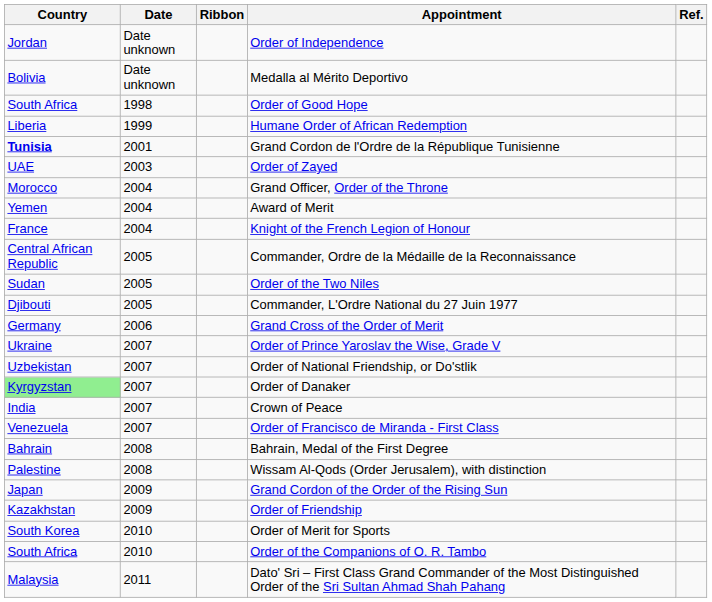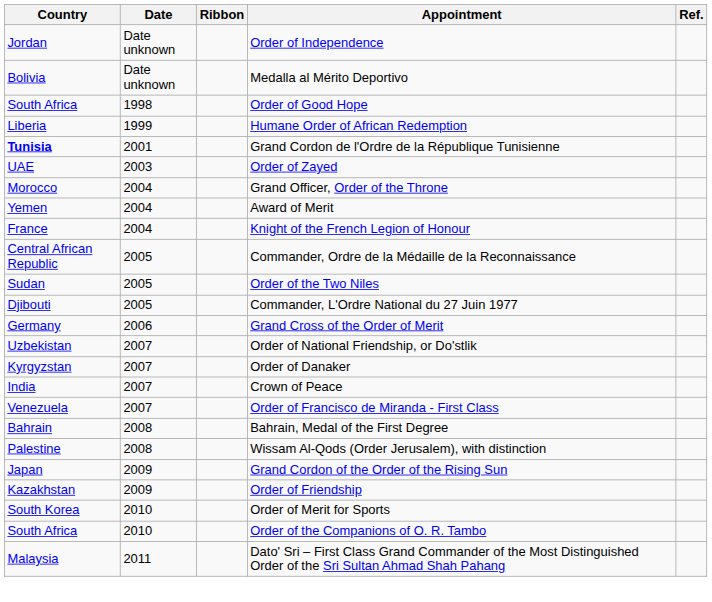- row: (375, 346)
(39, 387) lightgreen background -> (39, 366) no background
